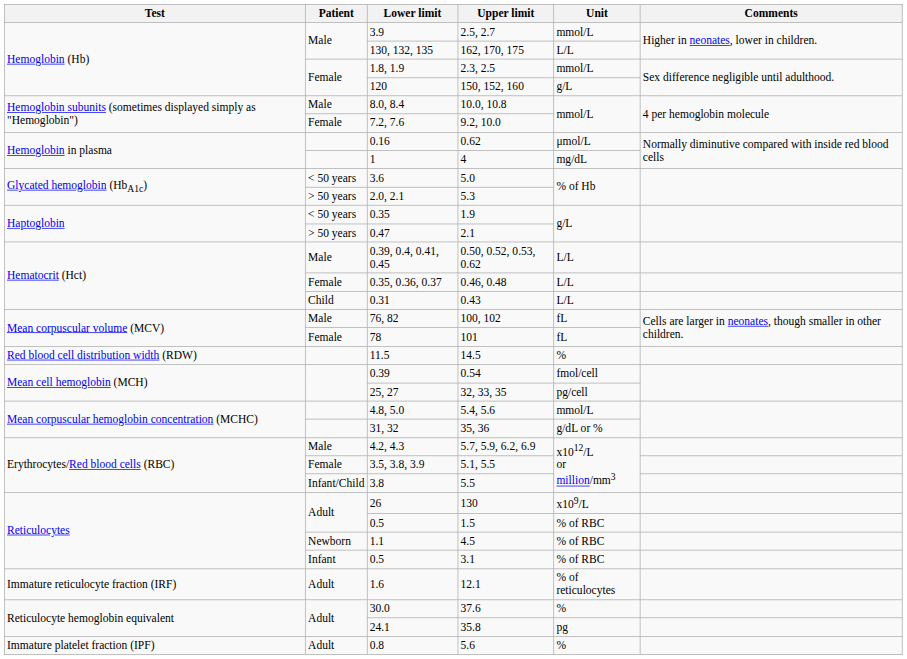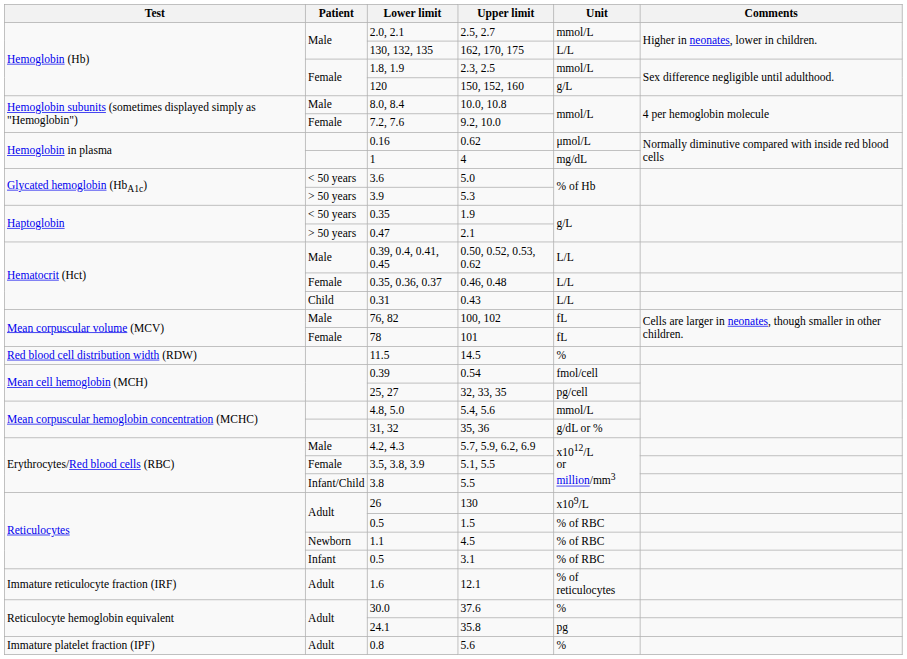(377, 31) 3.9 -> (387, 31) 2.0, 2.1
(387, 196) 2.0, 2.1 -> (377, 196) 3.9
